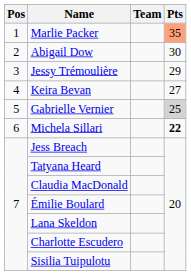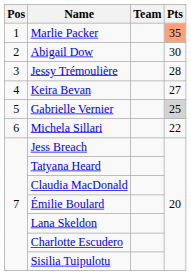(175, 71) 29 -> (175, 71) 28
(175, 128) bold -> (175, 128) normal
